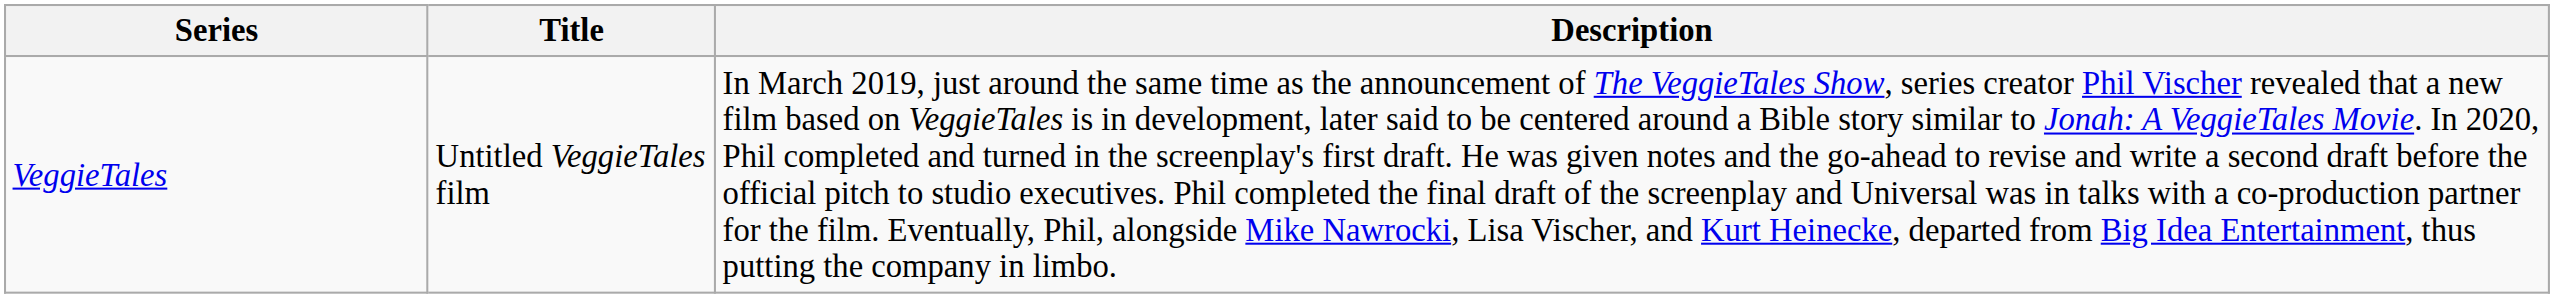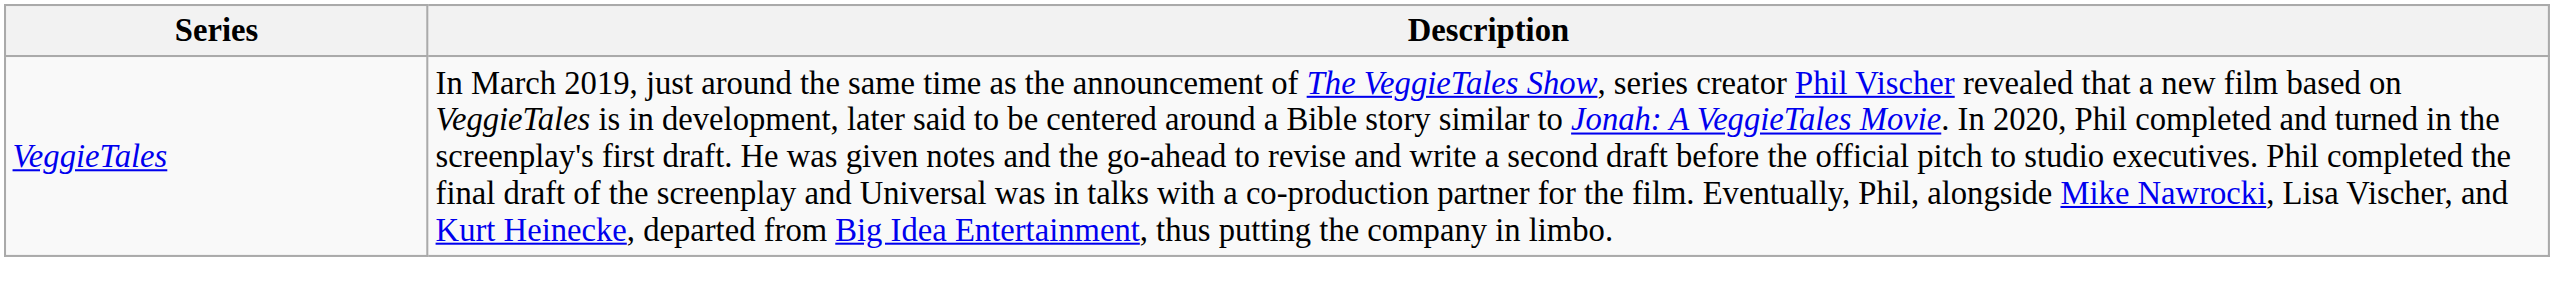- column: (572, 30)
